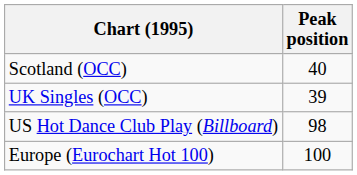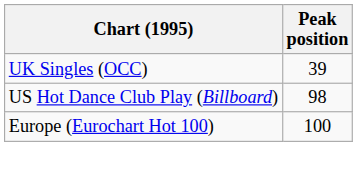- row: (68, 68)
